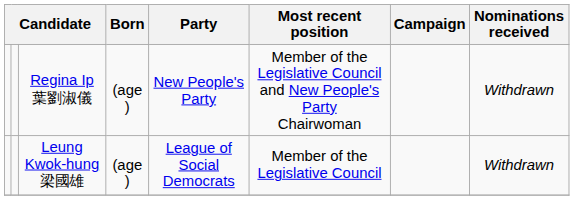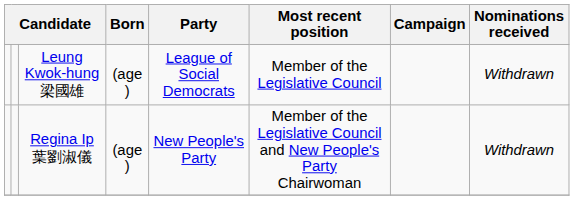rows swapped: (62, 89) <-> (62, 164)
